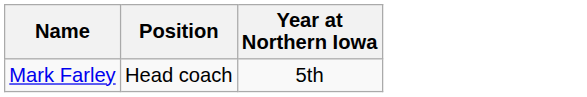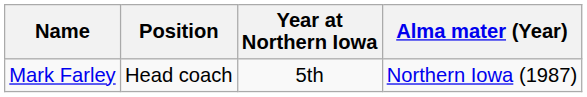+ column: (482, 31)
